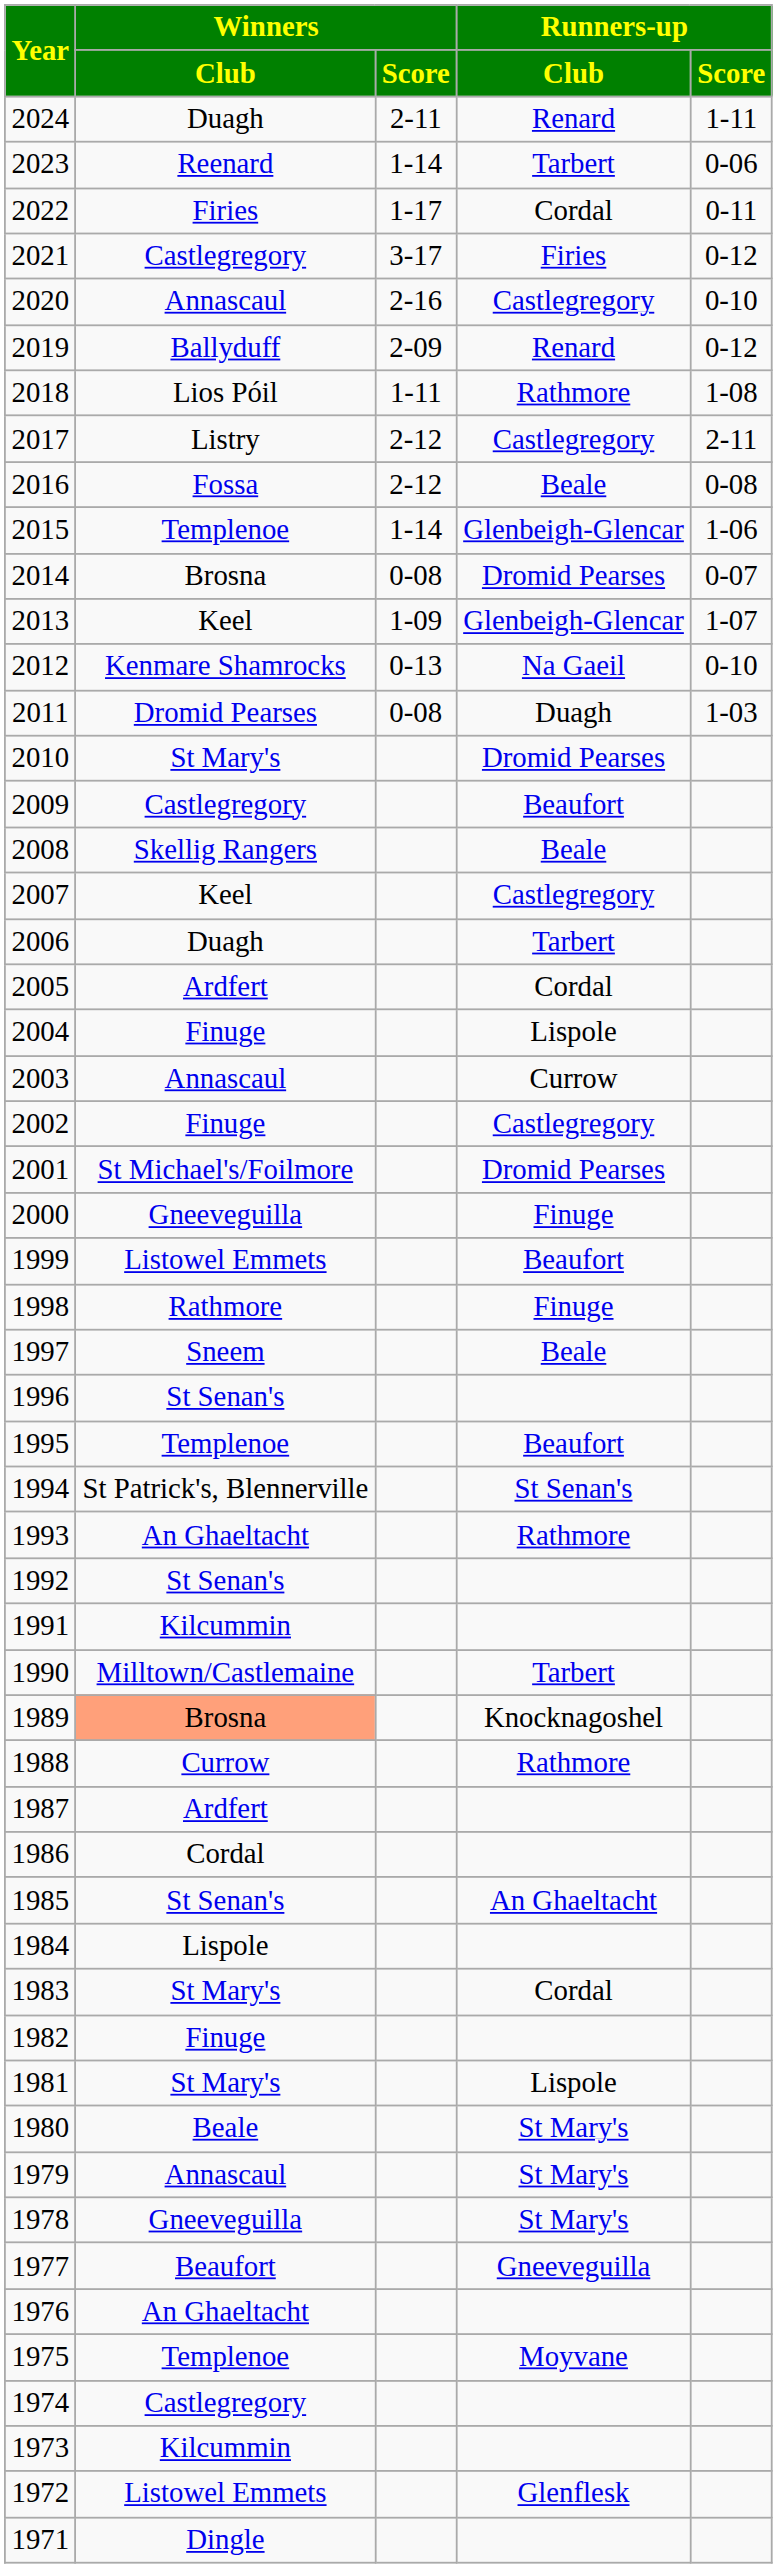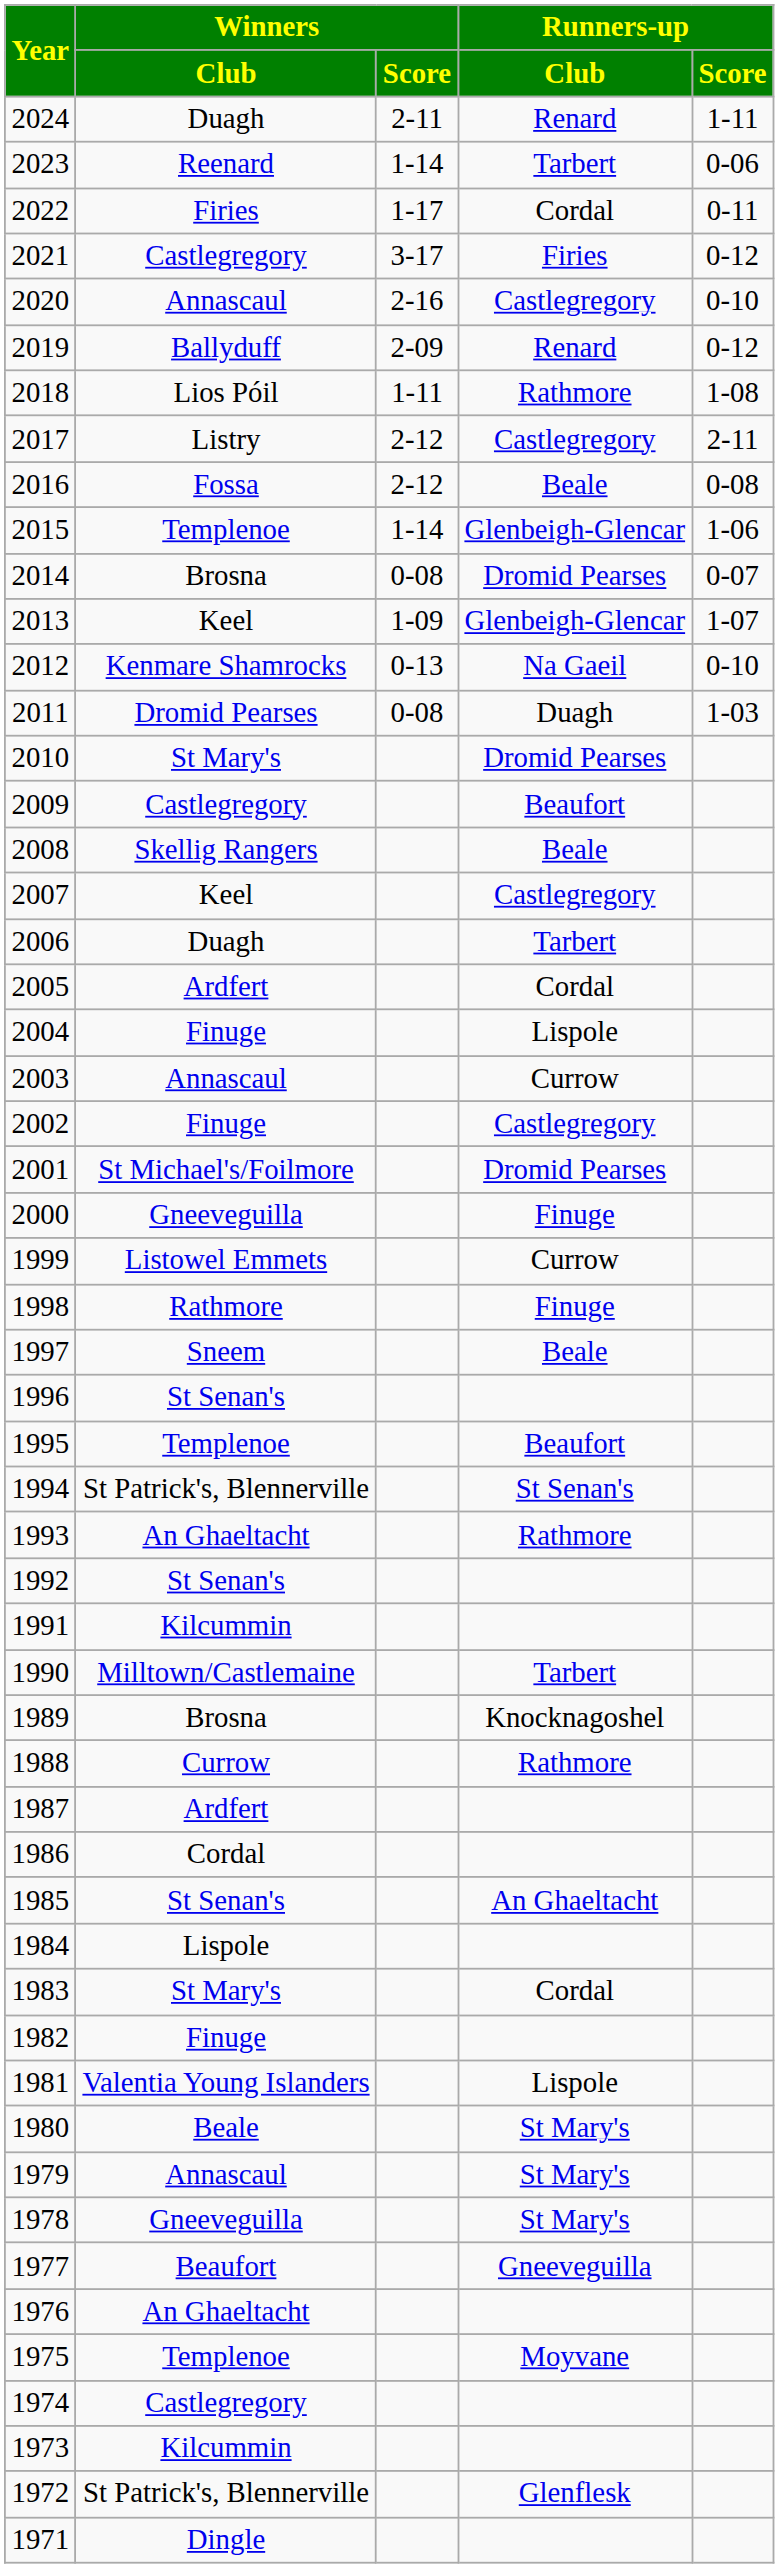(574, 1260) Beaufort -> (575, 1260) Currow
(225, 1717) lightsalmon background -> (226, 1717) no background
(225, 2082) St Mary's -> (226, 2082) Valentia Young Islanders
(225, 2493) Listowel Emmets -> (226, 2493) St Patrick's, Blennerville
